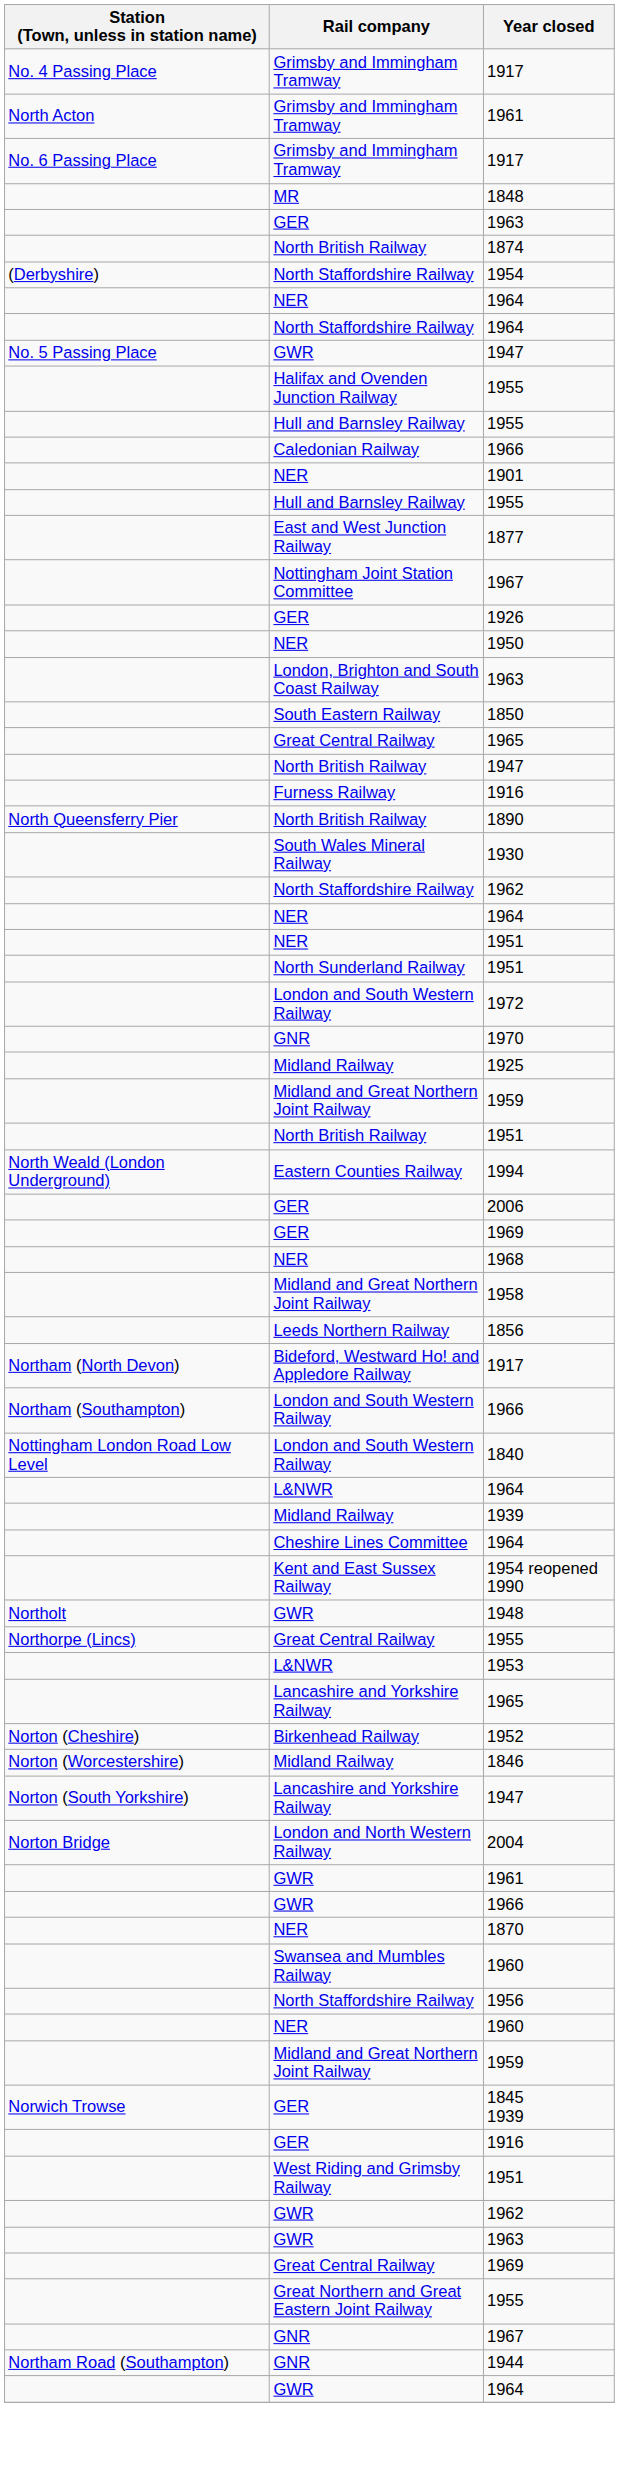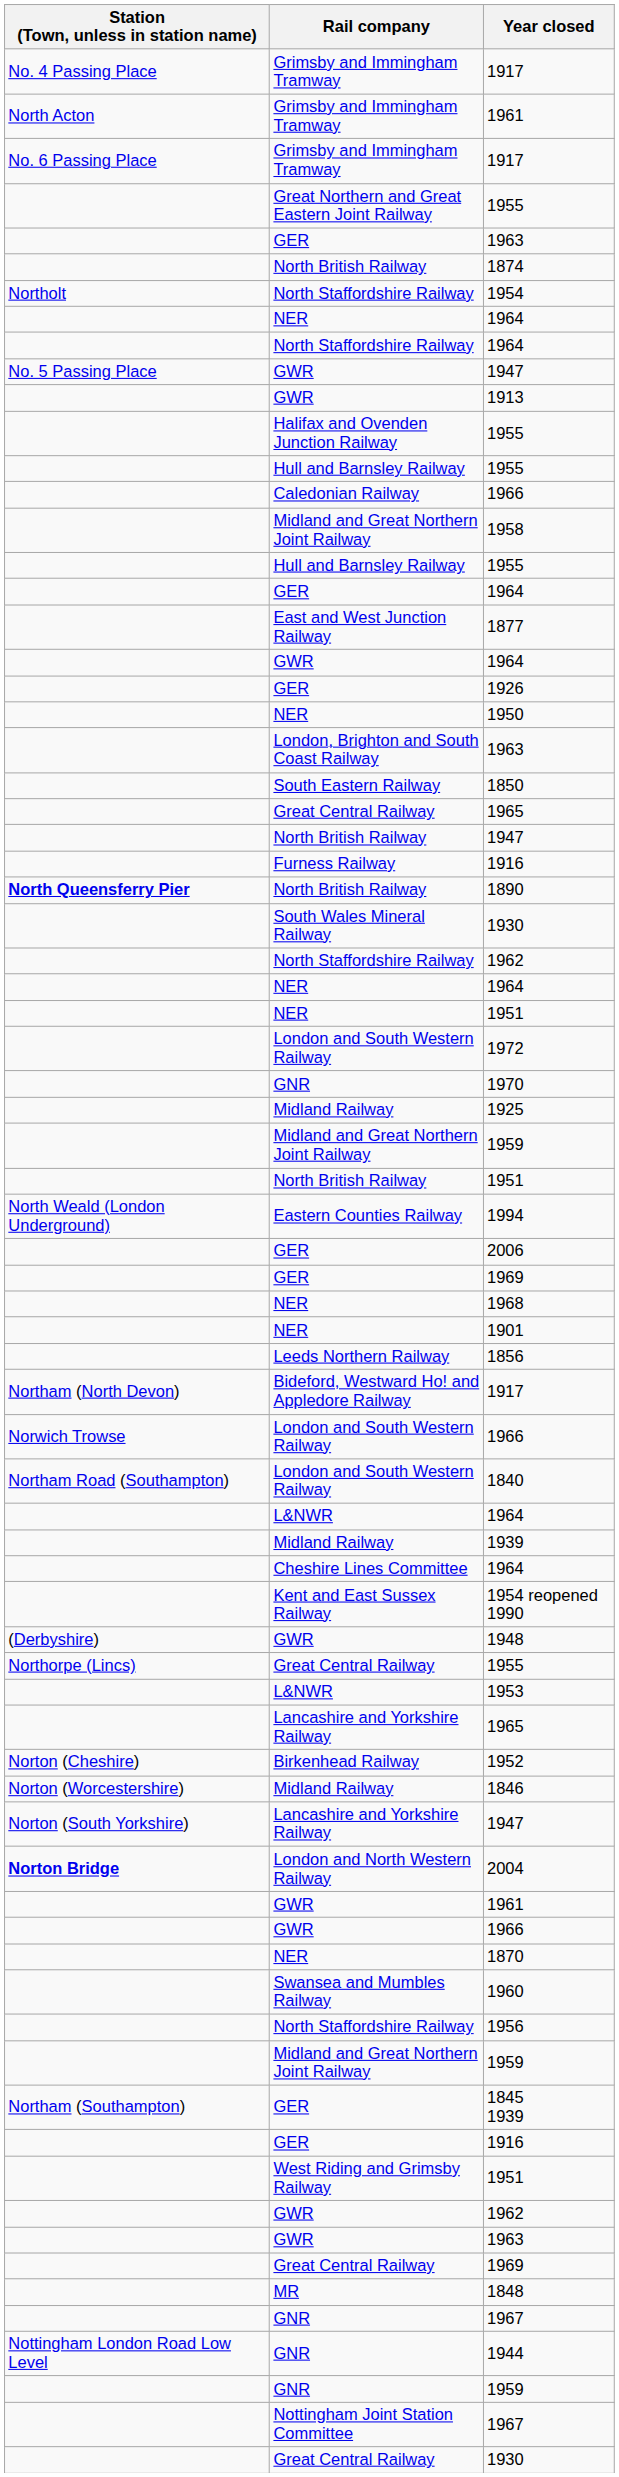rows swapped: (367, 2301) <-> (286, 196)
(54, 274) (Derbyshire) -> (37, 293) Northolt
+ row: (294, 397)
rows swapped: (376, 1294) <-> (291, 476)
+ row: (291, 591)
rows swapped: (294, 2389) <-> (363, 582)
(93, 819) normal -> (99, 890) bold
- row: (369, 968)
(97, 1410) Northam (Southampton) -> (67, 1436) Norwich Trowse
(120, 1454) Nottingham London Road Low Level -> (119, 1481) Northam Road (Southampton)
(37, 1613) Northolt -> (54, 1639) (Derbyshire)
(59, 1842) normal -> (64, 1868) bold
- row: (291, 2027)
(67, 2107) Norwich Trowse -> (97, 2107) Northam (Southampton)
(119, 2362) Northam Road (Southampton) -> (120, 2353) Nottingham London Road Low Level
+ row: (292, 2389)
+ row: (354, 2459)
